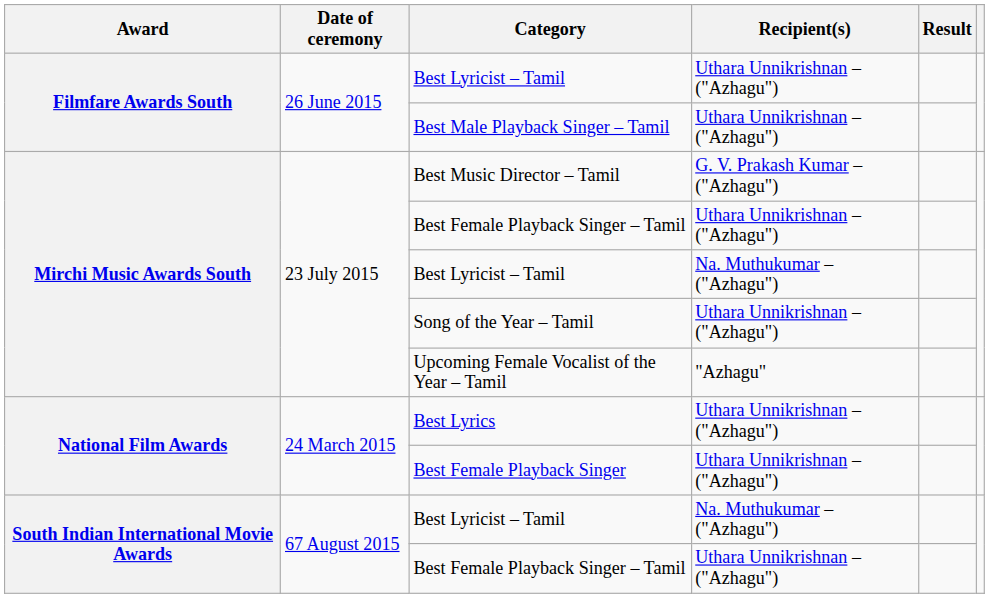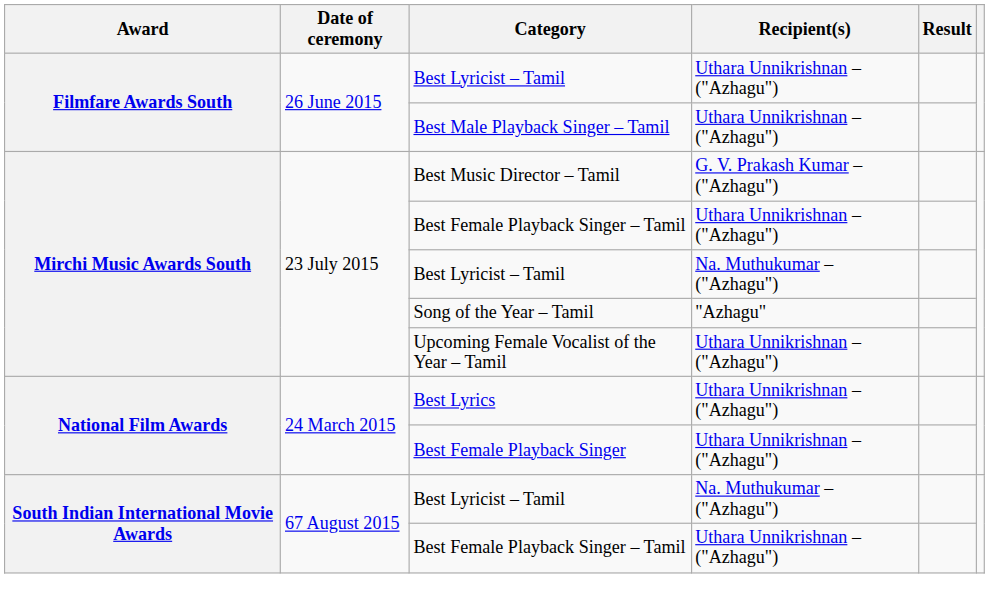(778, 323) Uthara Unnikrishnan – ("Azhagu") -> (731, 312) "Azhagu"
(731, 372) "Azhagu" -> (778, 351) Uthara Unnikrishnan – ("Azhagu")
